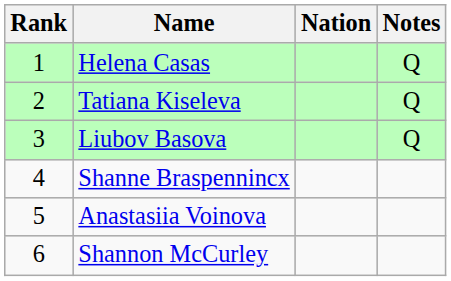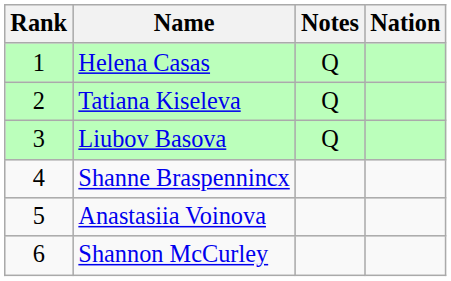columns swapped: (336, 23) <-> (412, 23)
